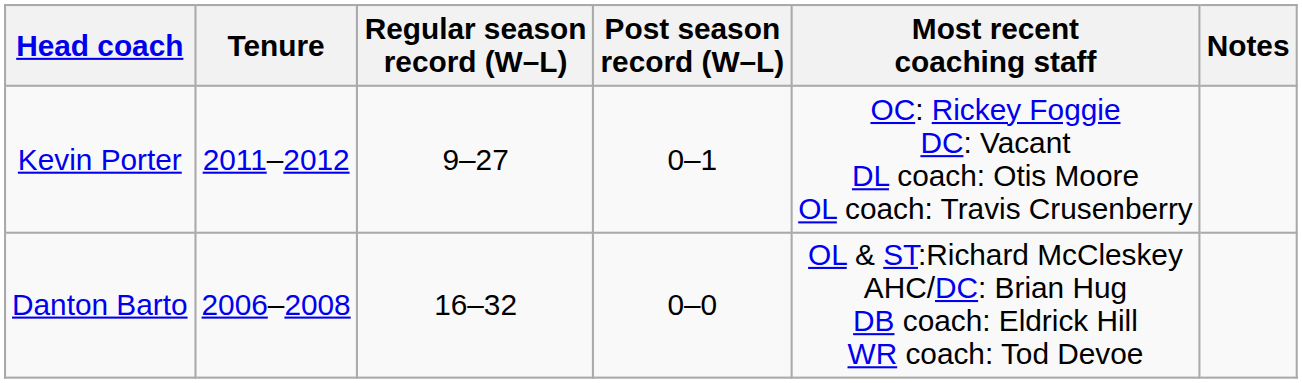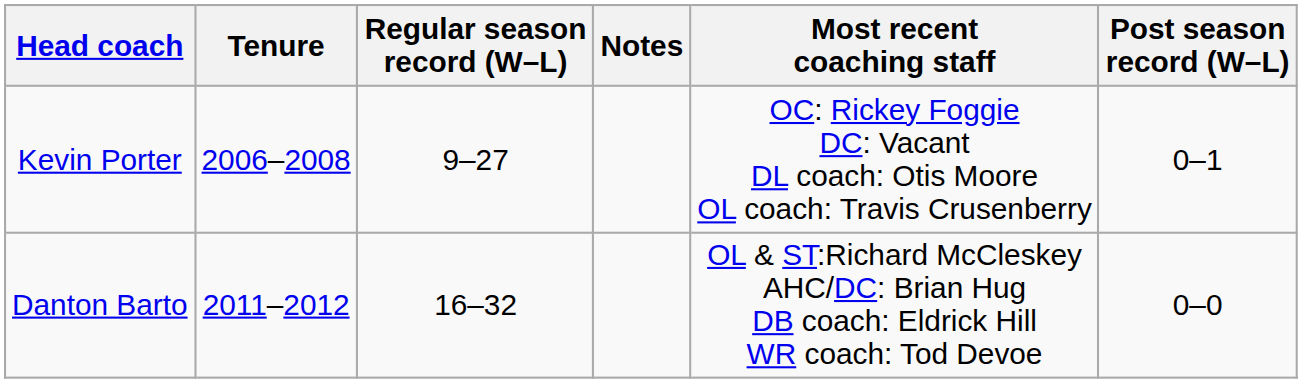columns swapped: (692, 46) <-> (1248, 46)
(276, 159) 2011–2012 -> (276, 159) 2006–2008
(276, 305) 2006–2008 -> (276, 305) 2011–2012
